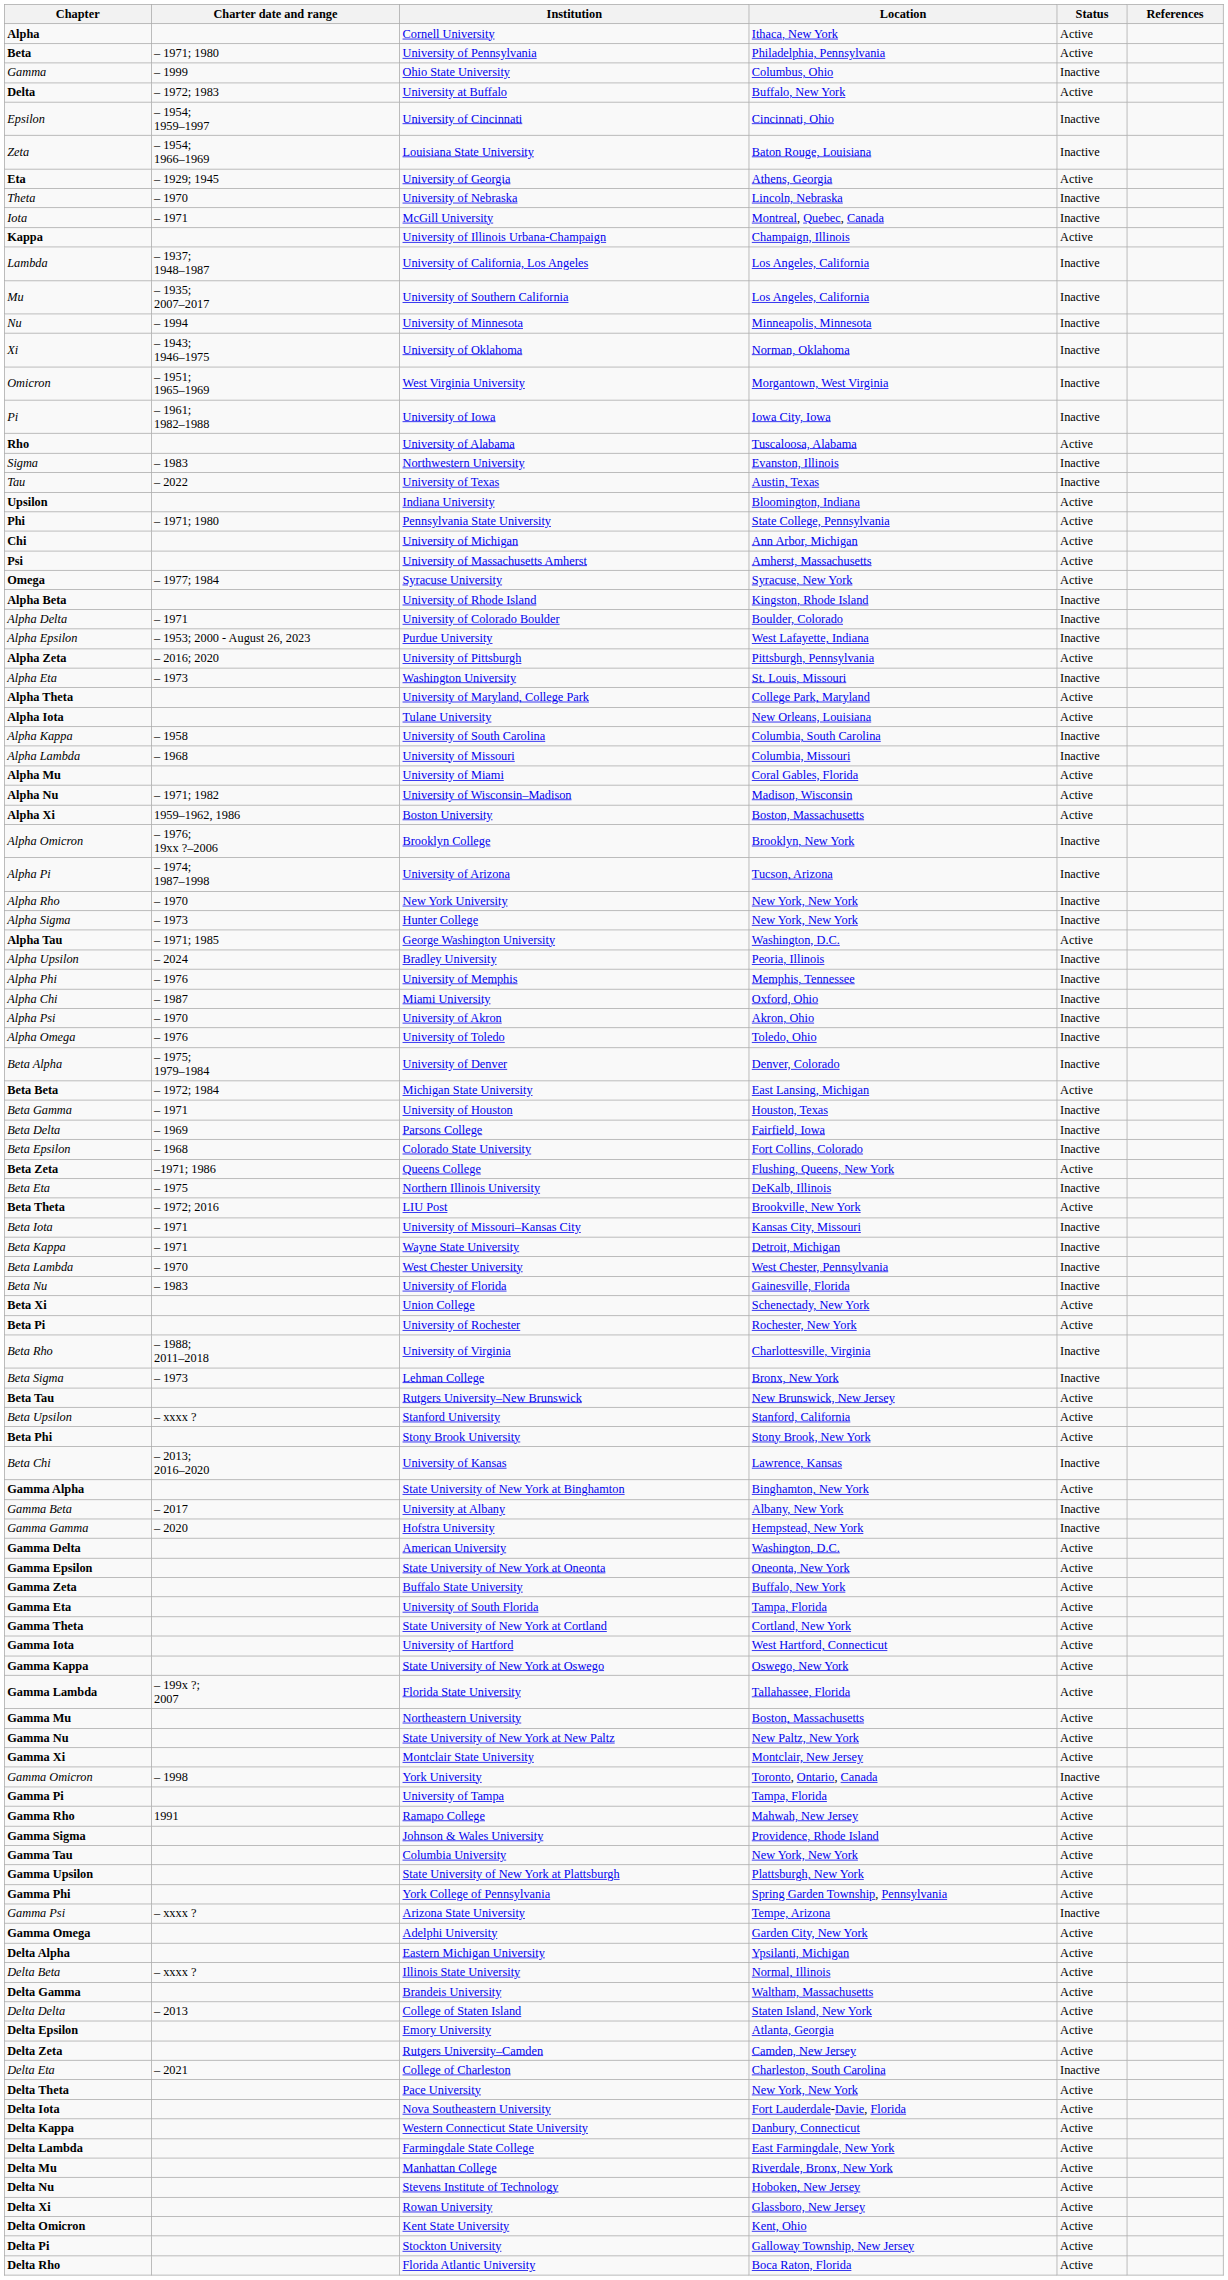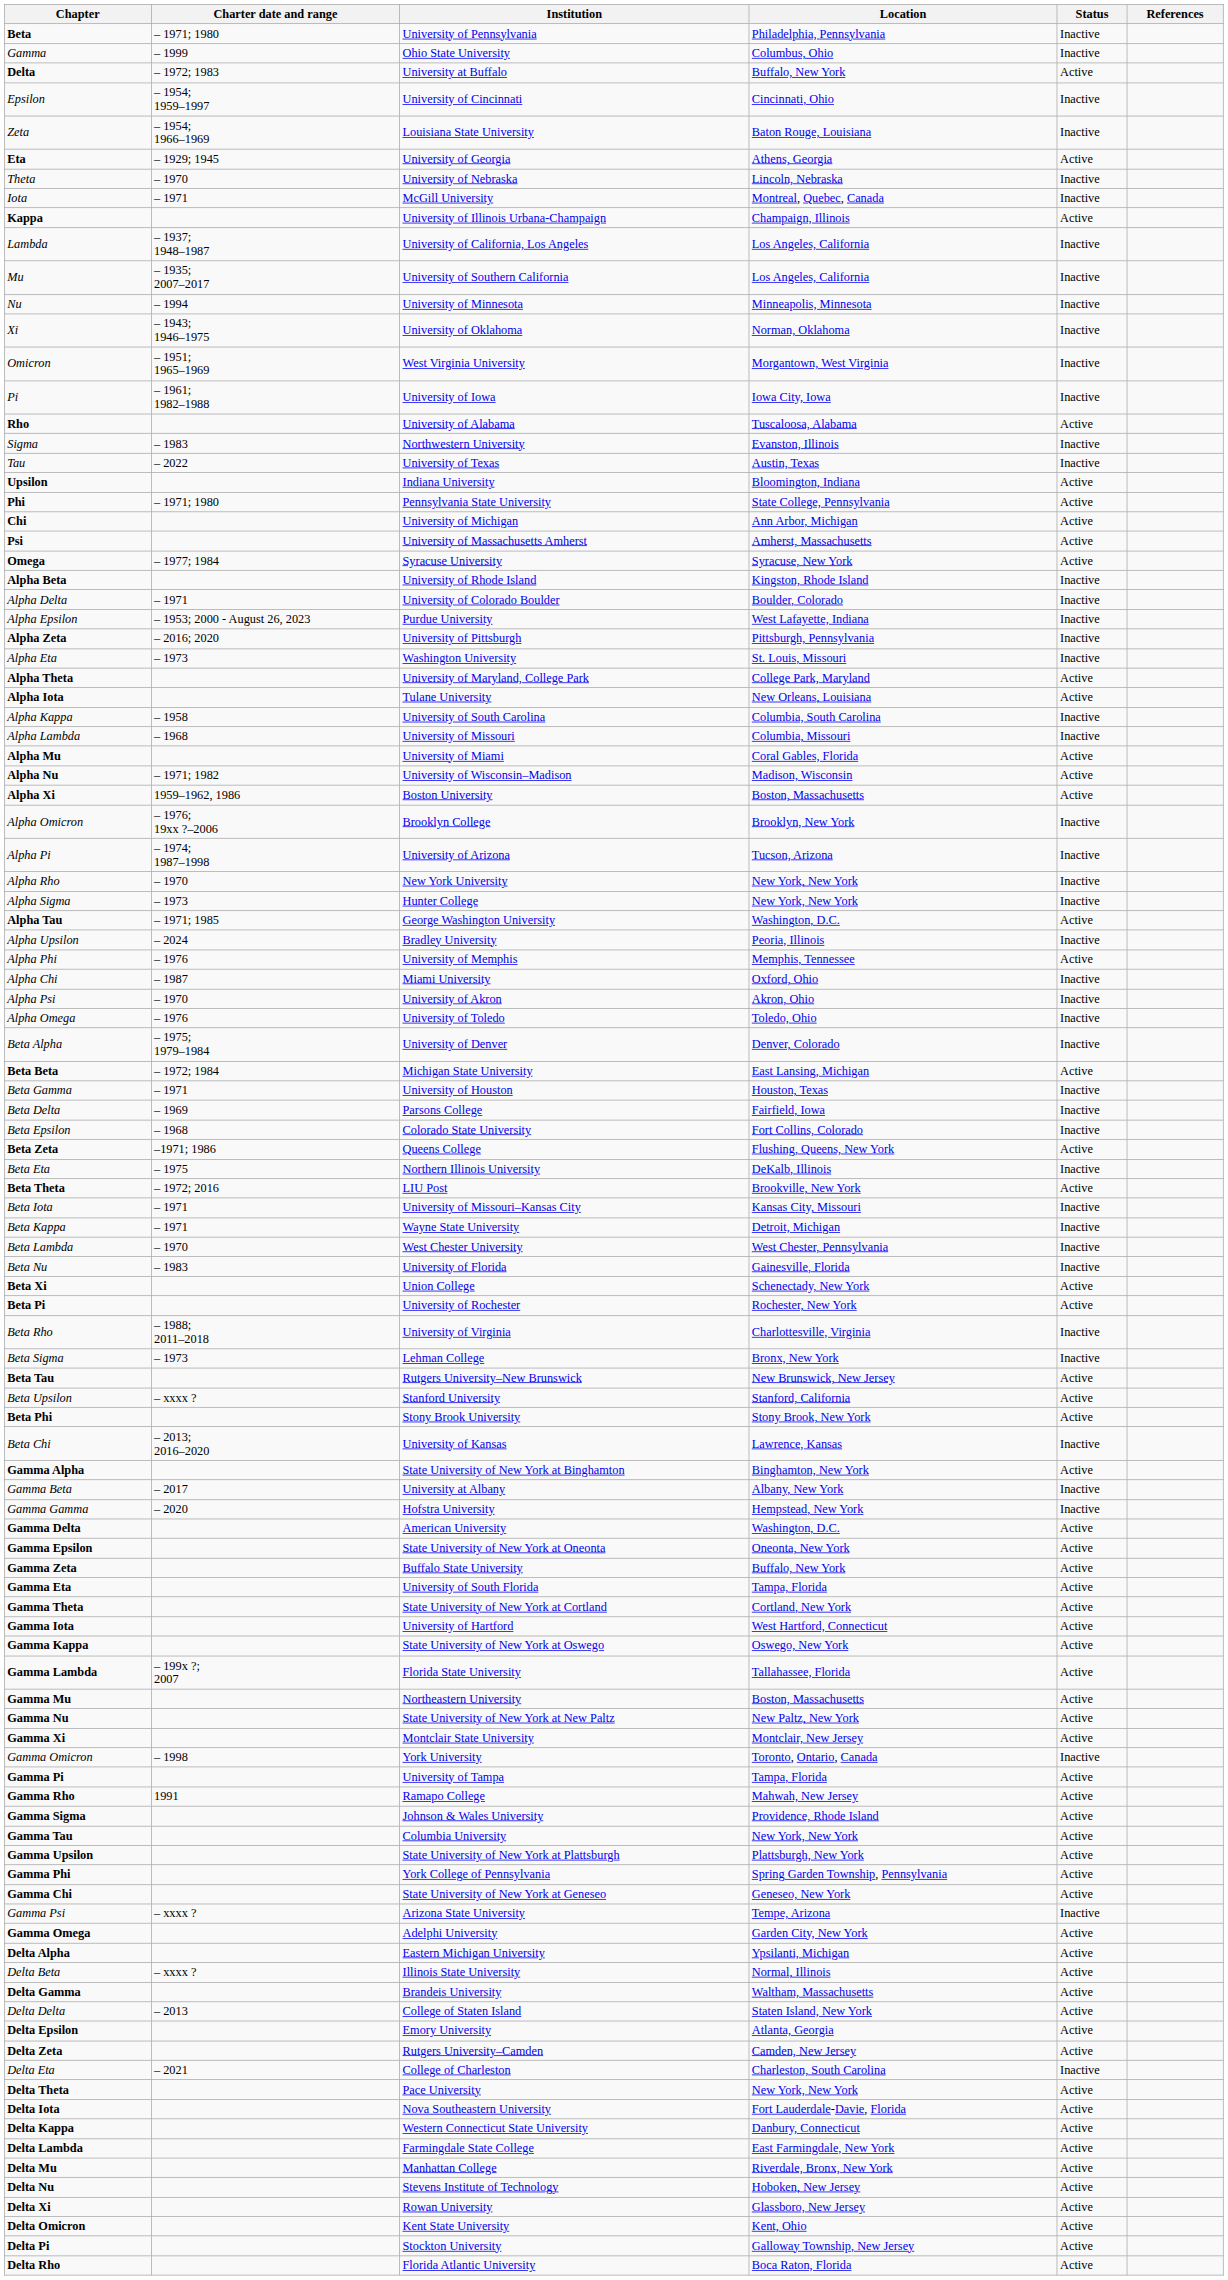- row: (23, 33)
(1076, 53) Active -> (1080, 33) Inactive
(1076, 658) Active -> (1080, 638) Inactive
(1080, 979) Inactive -> (1076, 959) Active
+ row: (40, 1894)
